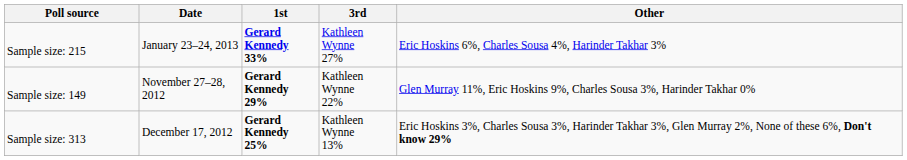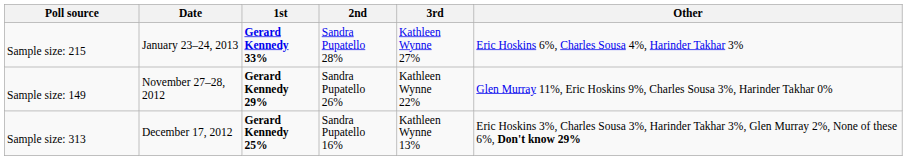+ column: (358, 13)
